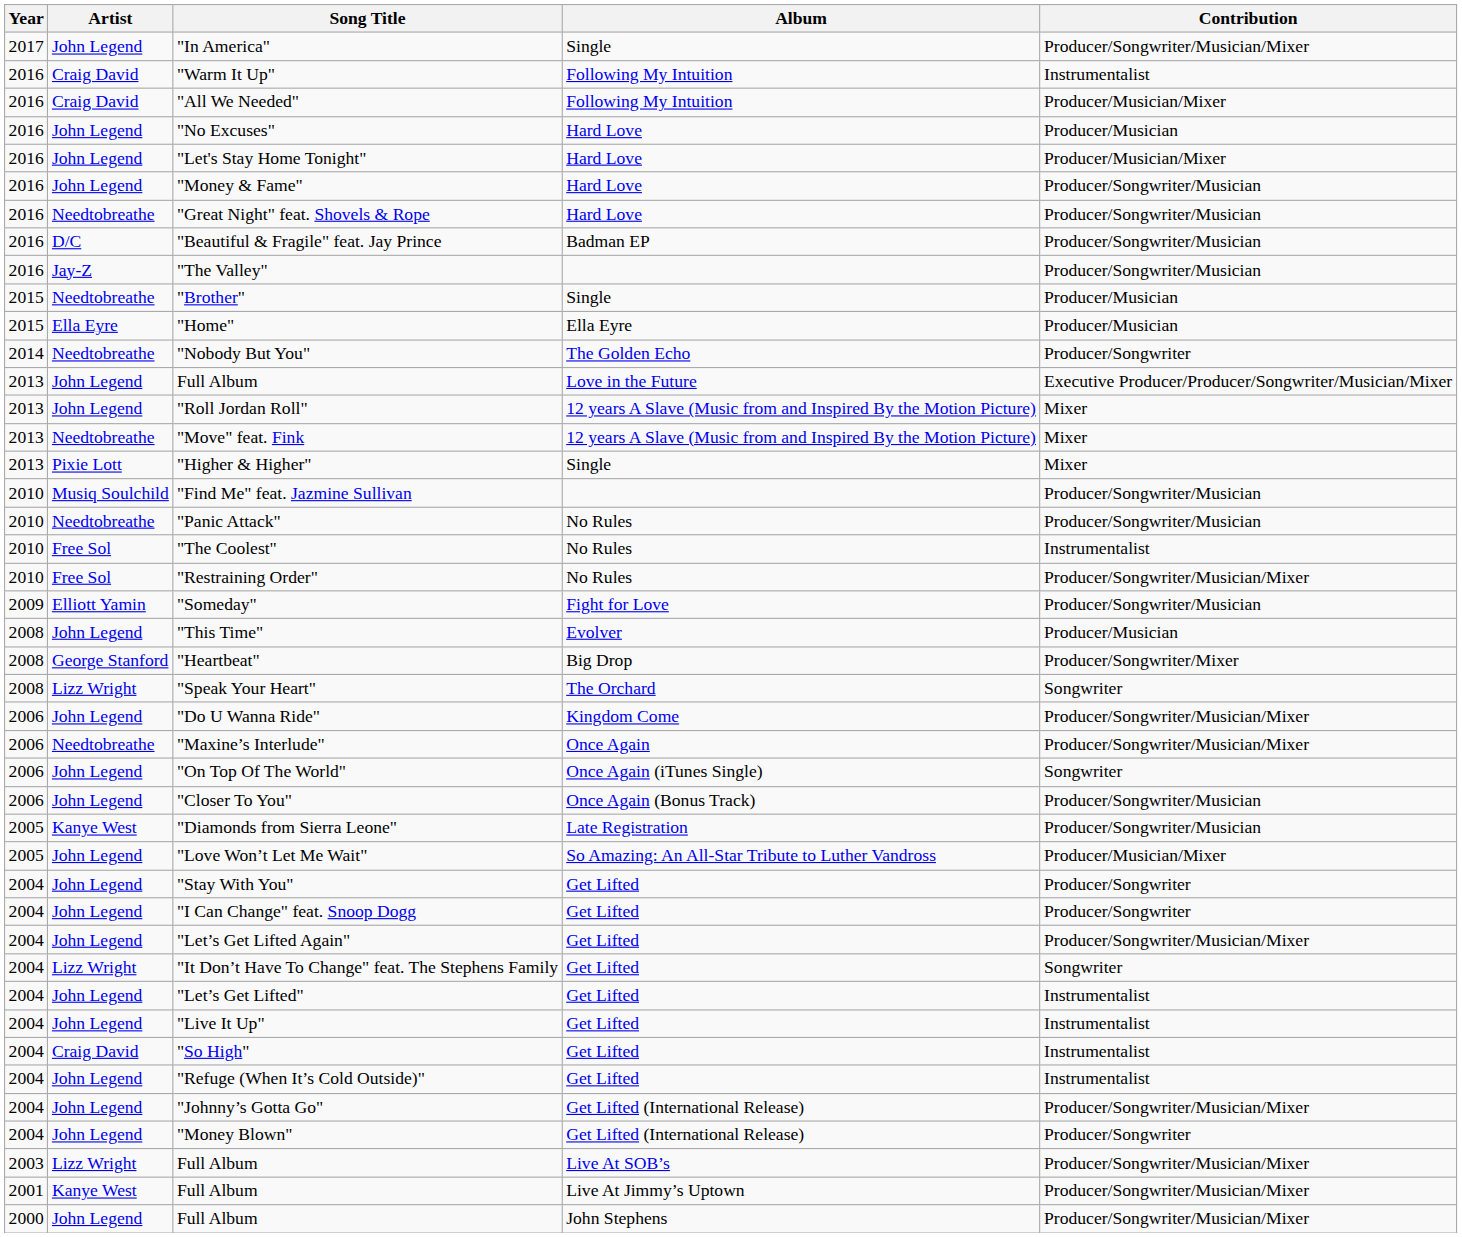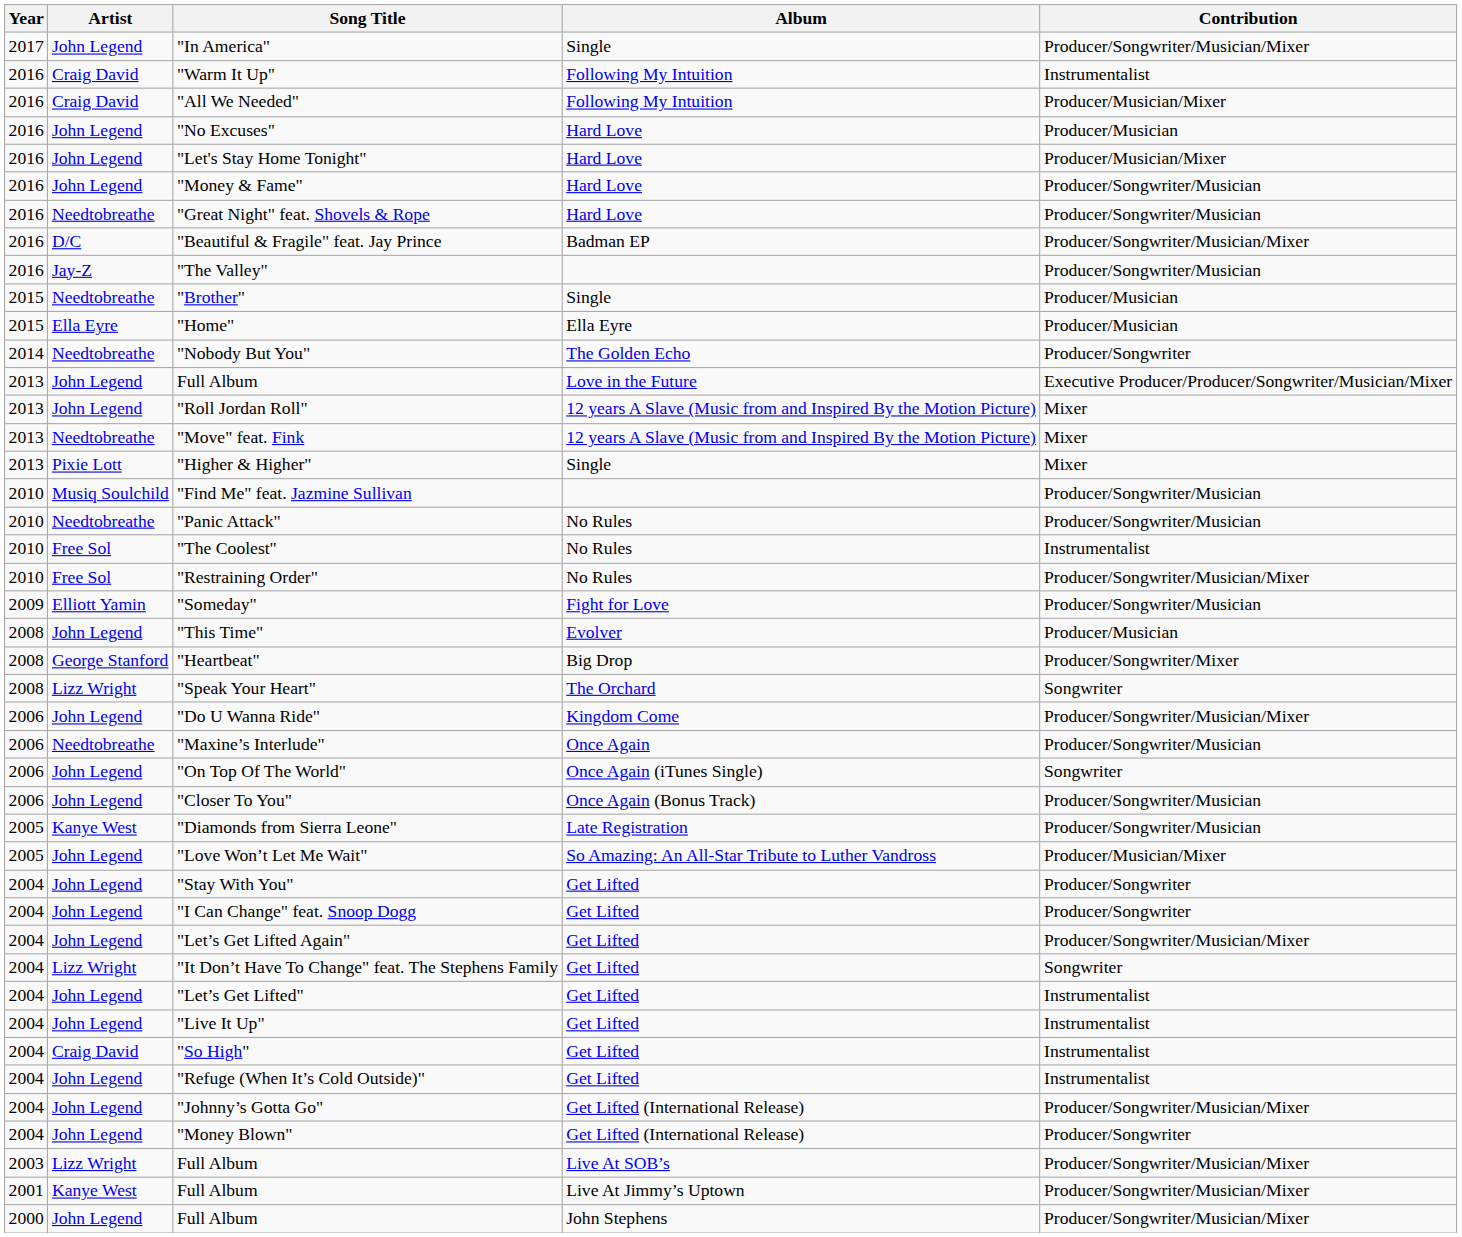(1153, 241) Producer/Songwriter/Musician -> (1177, 241) Producer/Songwriter/Musician/Mixer
(1177, 744) Producer/Songwriter/Musician/Mixer -> (1153, 744) Producer/Songwriter/Musician
